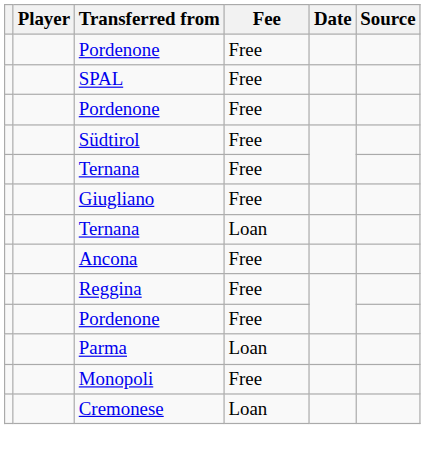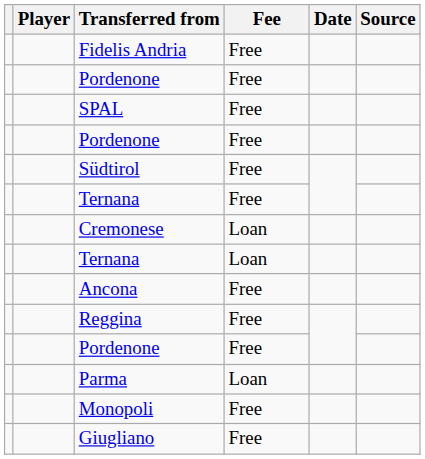+ row: (133, 49)
rows swapped: (117, 199) <-> (121, 408)
